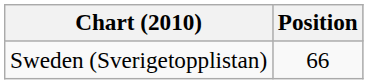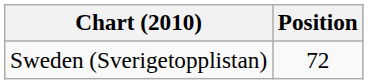(318, 59) 66 -> (318, 59) 72
